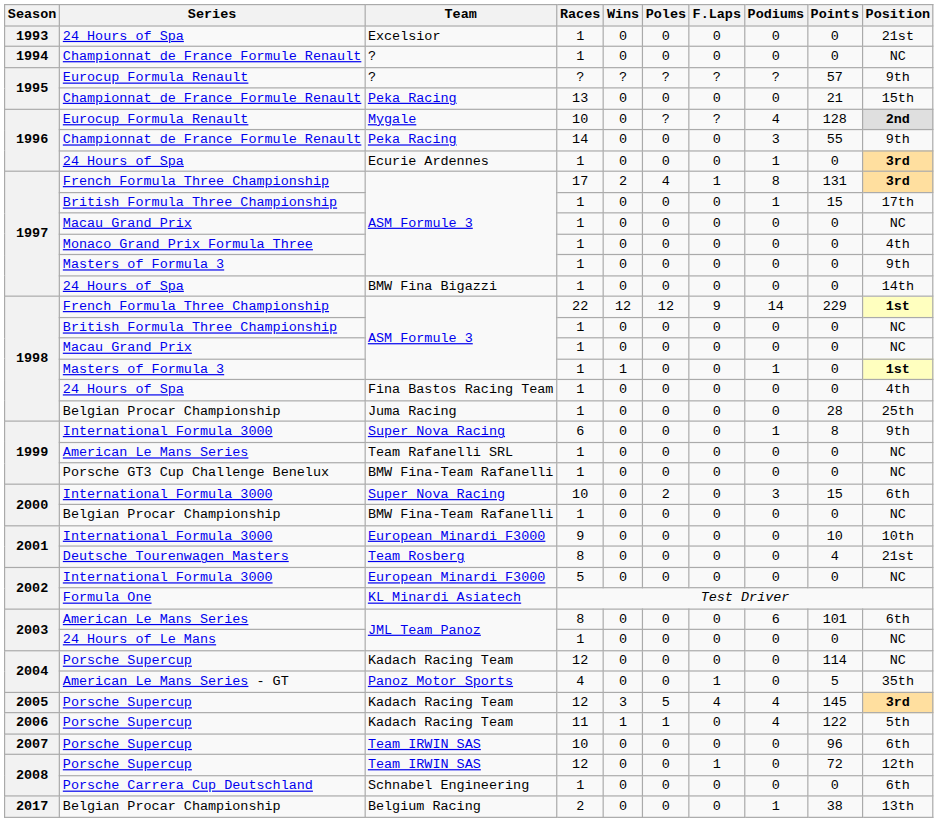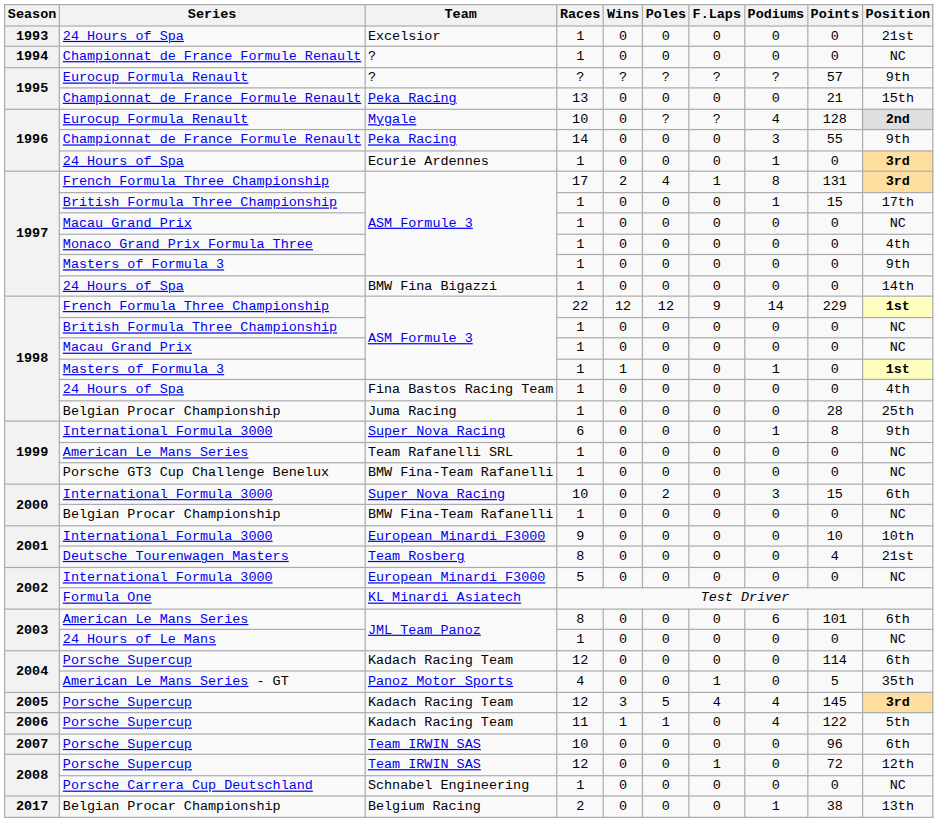(898, 661) NC -> (898, 661) 6th
(898, 786) 6th -> (898, 786) NC
